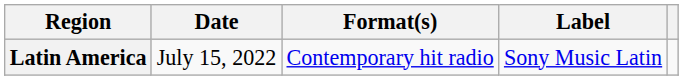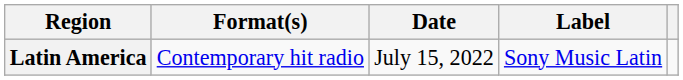columns swapped: (217, 22) <-> (390, 22)
